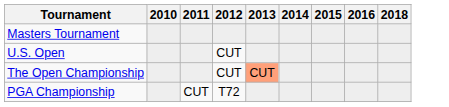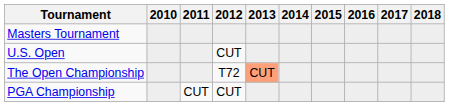+ column: (394, 14)
(229, 73) CUT -> (229, 73) T72
(229, 92) T72 -> (229, 92) CUT
